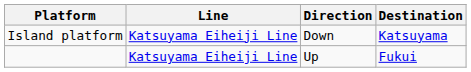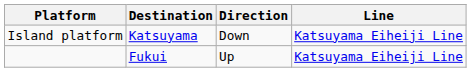columns swapped: (213, 15) <-> (421, 15)
